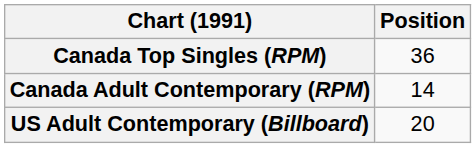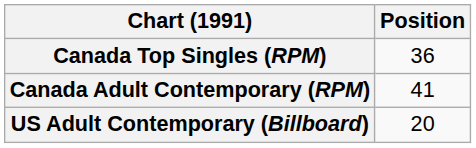(423, 90) 14 -> (423, 90) 41
